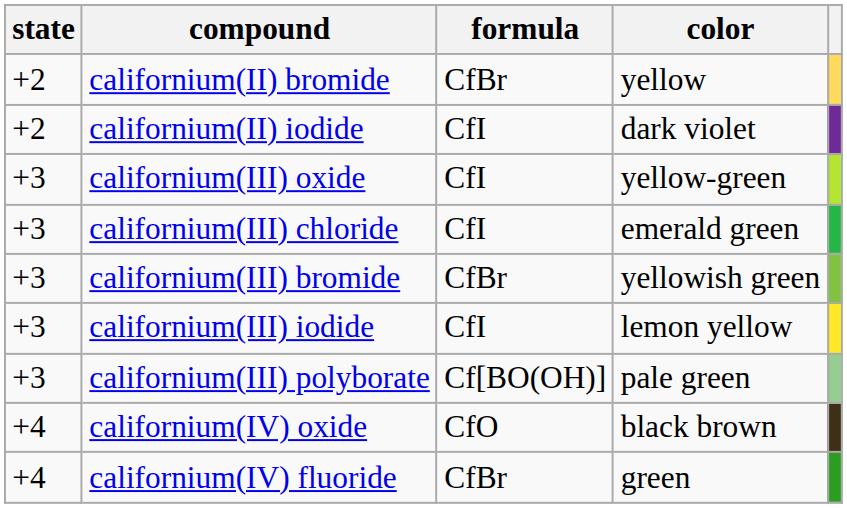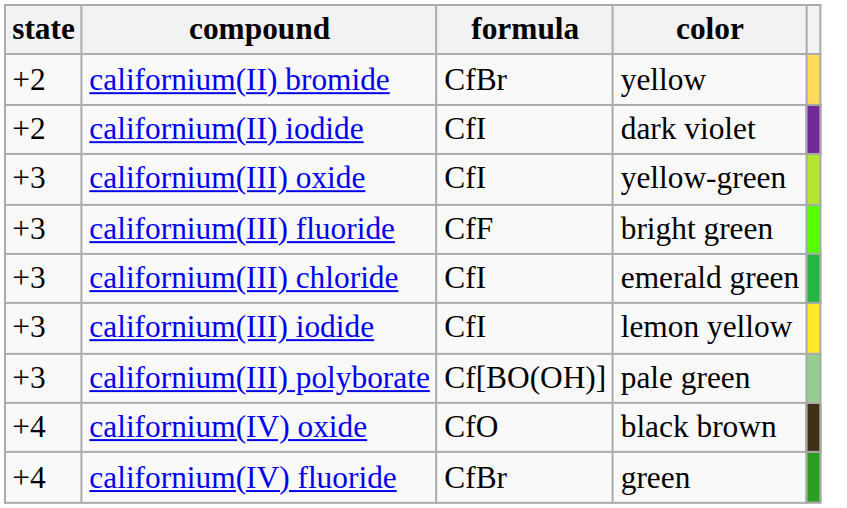+ row: (242, 228)
- row: (245, 278)
